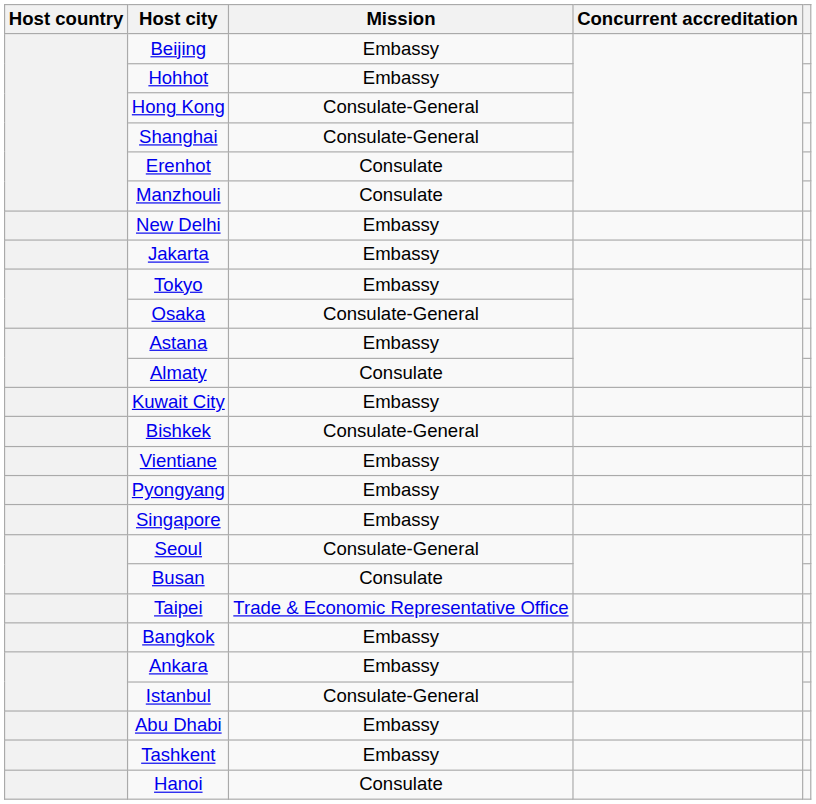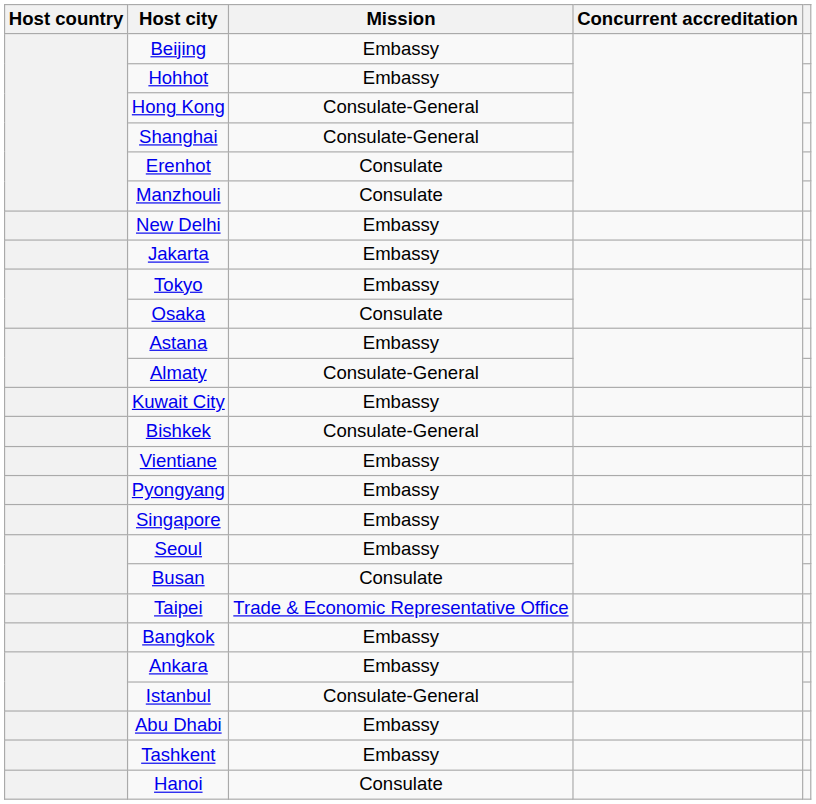(401, 313) Consulate-General -> (401, 313) Consulate
(401, 372) Consulate -> (401, 372) Consulate-General
(401, 549) Consulate-General -> (401, 549) Embassy
